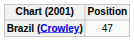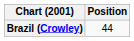(107, 28) 47 -> (107, 28) 44
